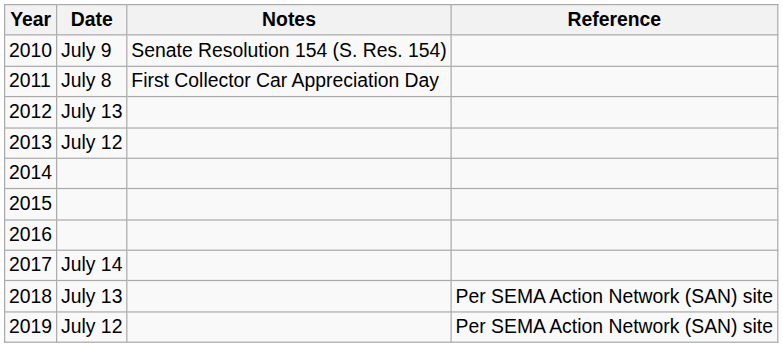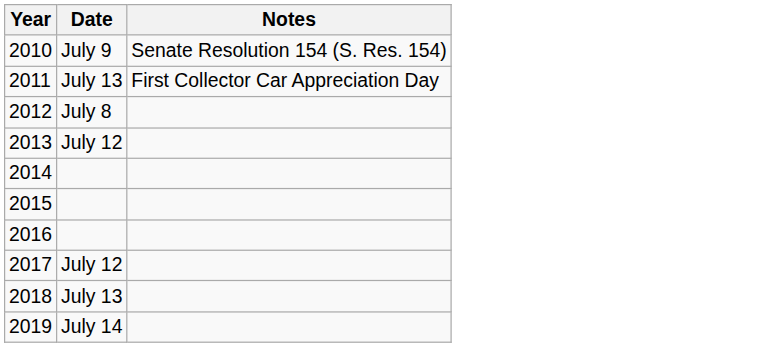- column: (614, 19)
(86, 81) July 8 -> (92, 81) July 13
(92, 111) July 13 -> (86, 111) July 8
(92, 265) July 14 -> (92, 265) July 12
(92, 326) July 12 -> (92, 326) July 14
